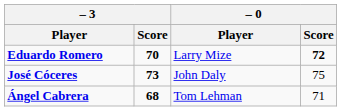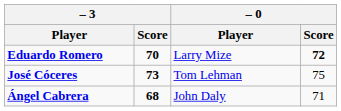(200, 75) John Daly -> (208, 75) Tom Lehman
(208, 95) Tom Lehman -> (200, 95) John Daly
